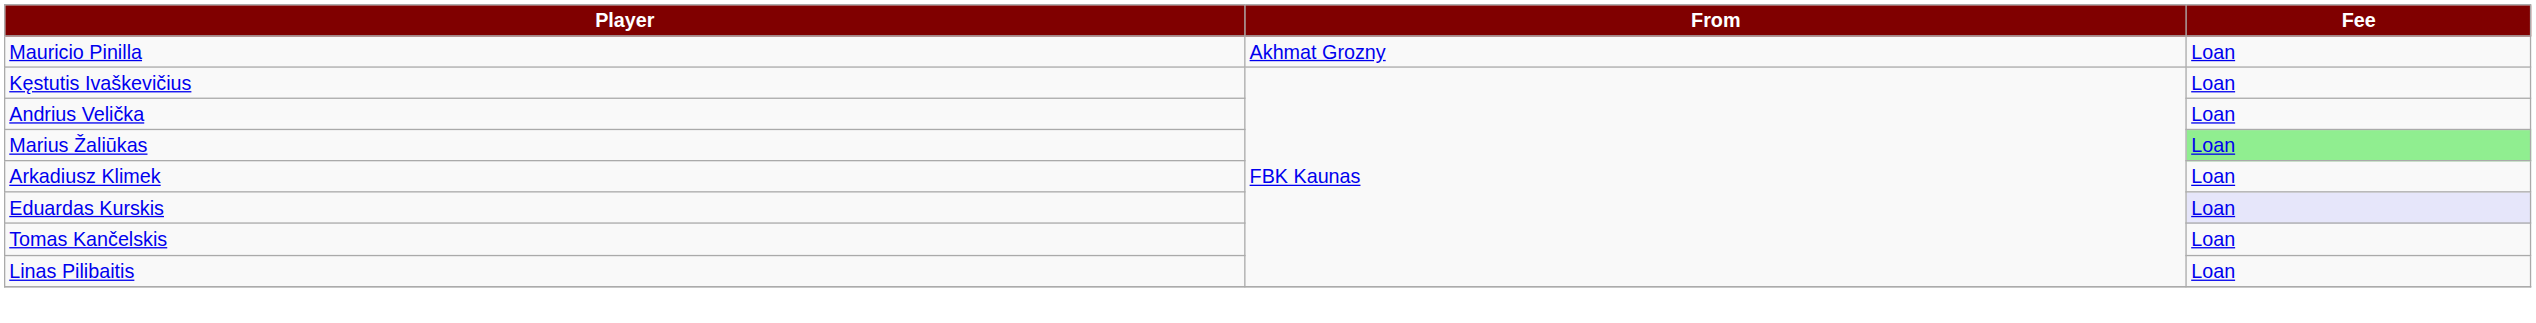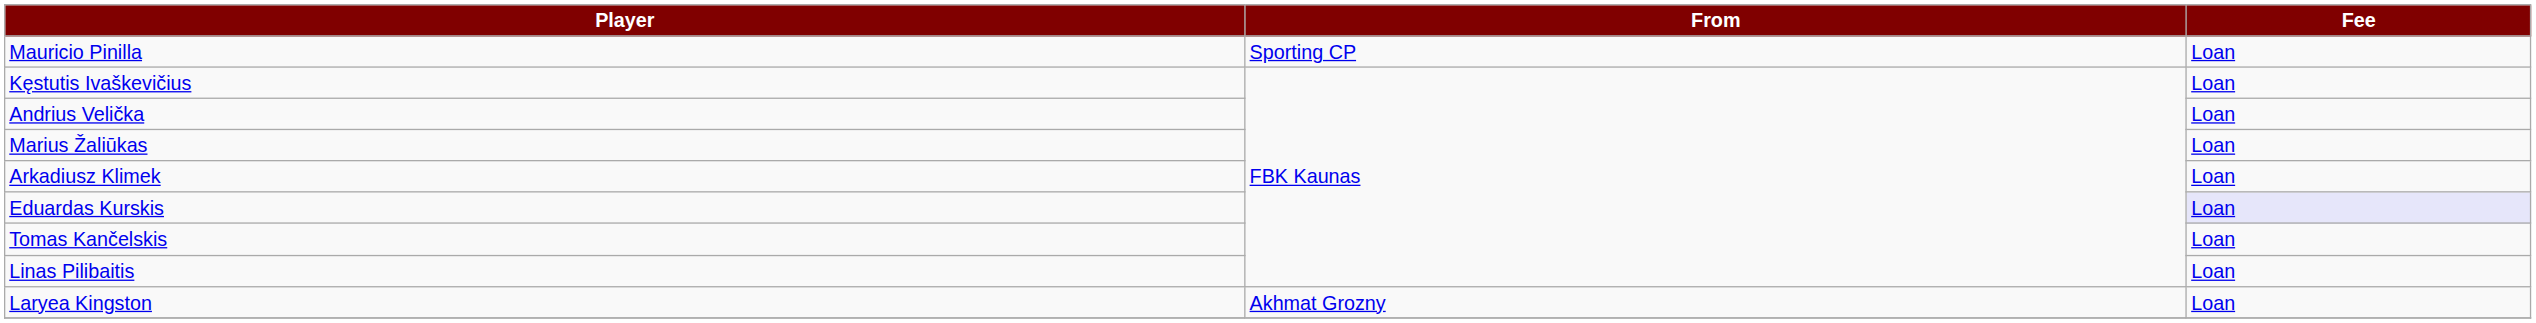(1318, 52) Akhmat Grozny -> (1303, 52) Sporting CP
(2213, 146) lightgreen background -> (2213, 146) no background
+ row: (81, 302)
